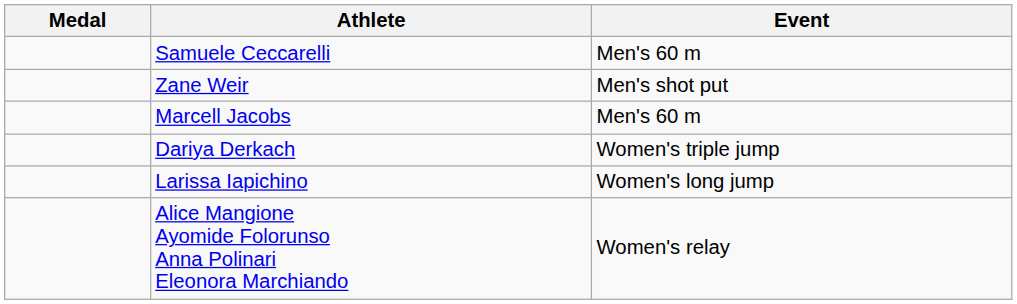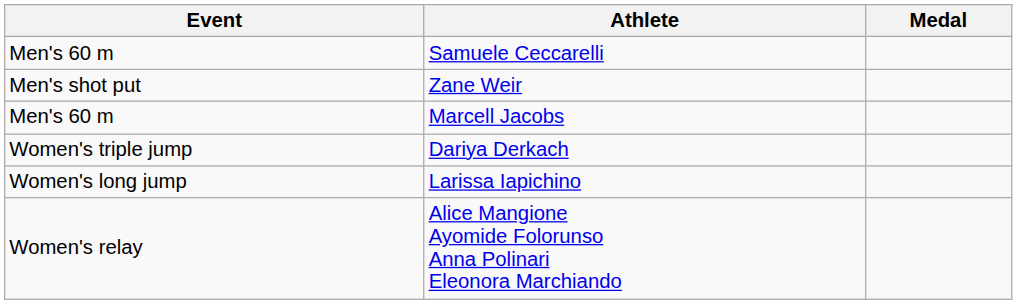columns swapped: (78, 20) <-> (802, 20)
